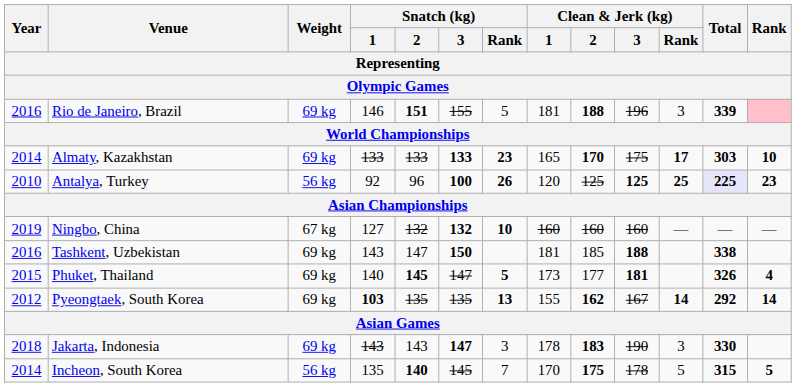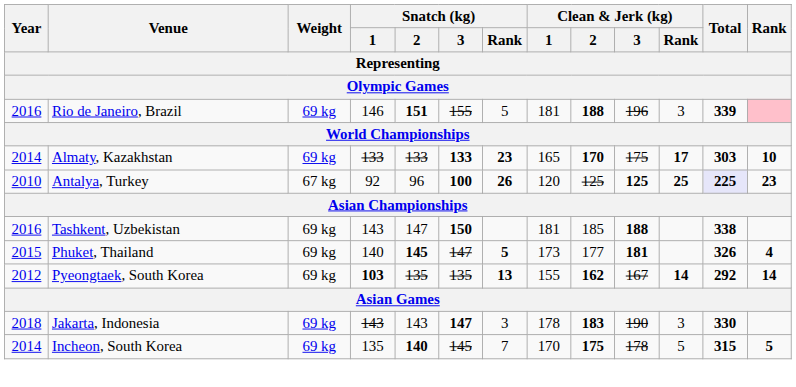(319, 181) 56 kg -> (319, 181) 67 kg
- row: (96, 228)
(319, 370) 56 kg -> (319, 346) 69 kg
